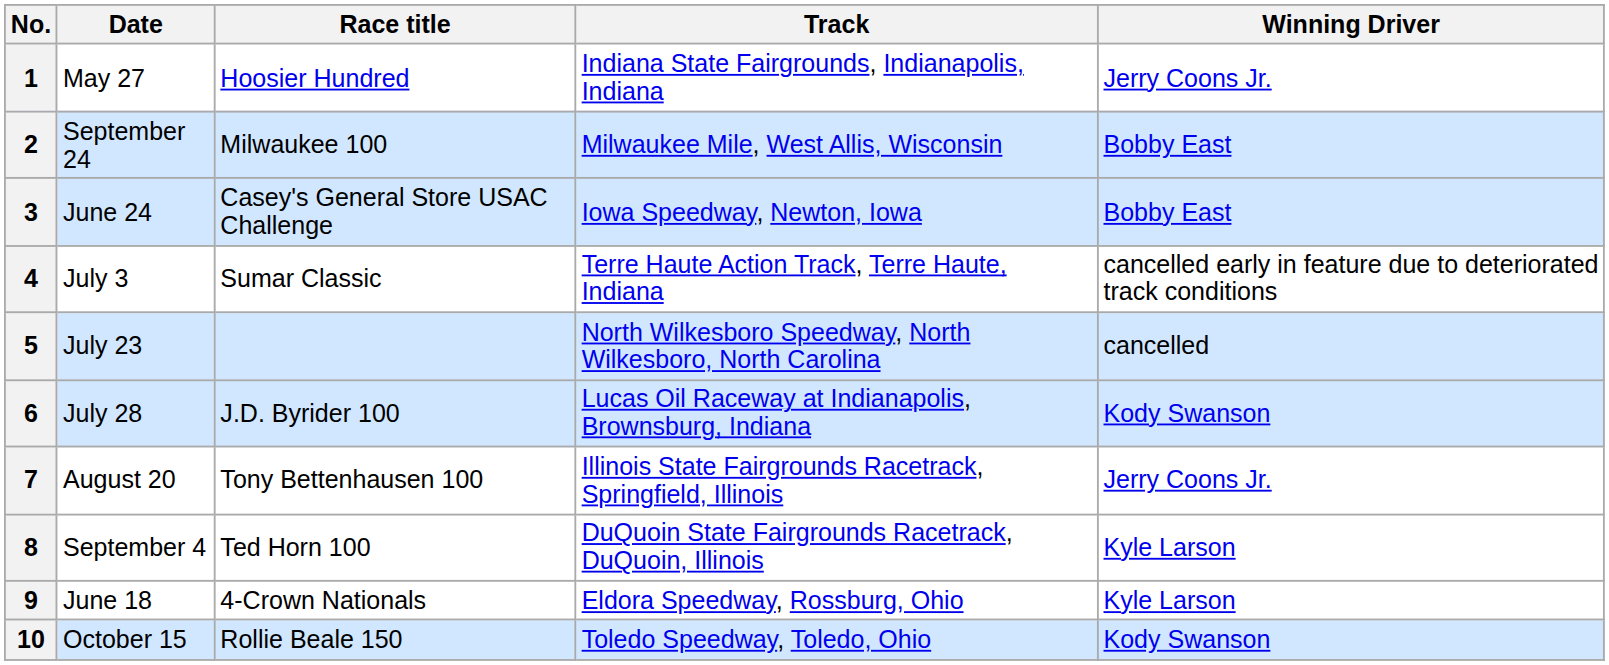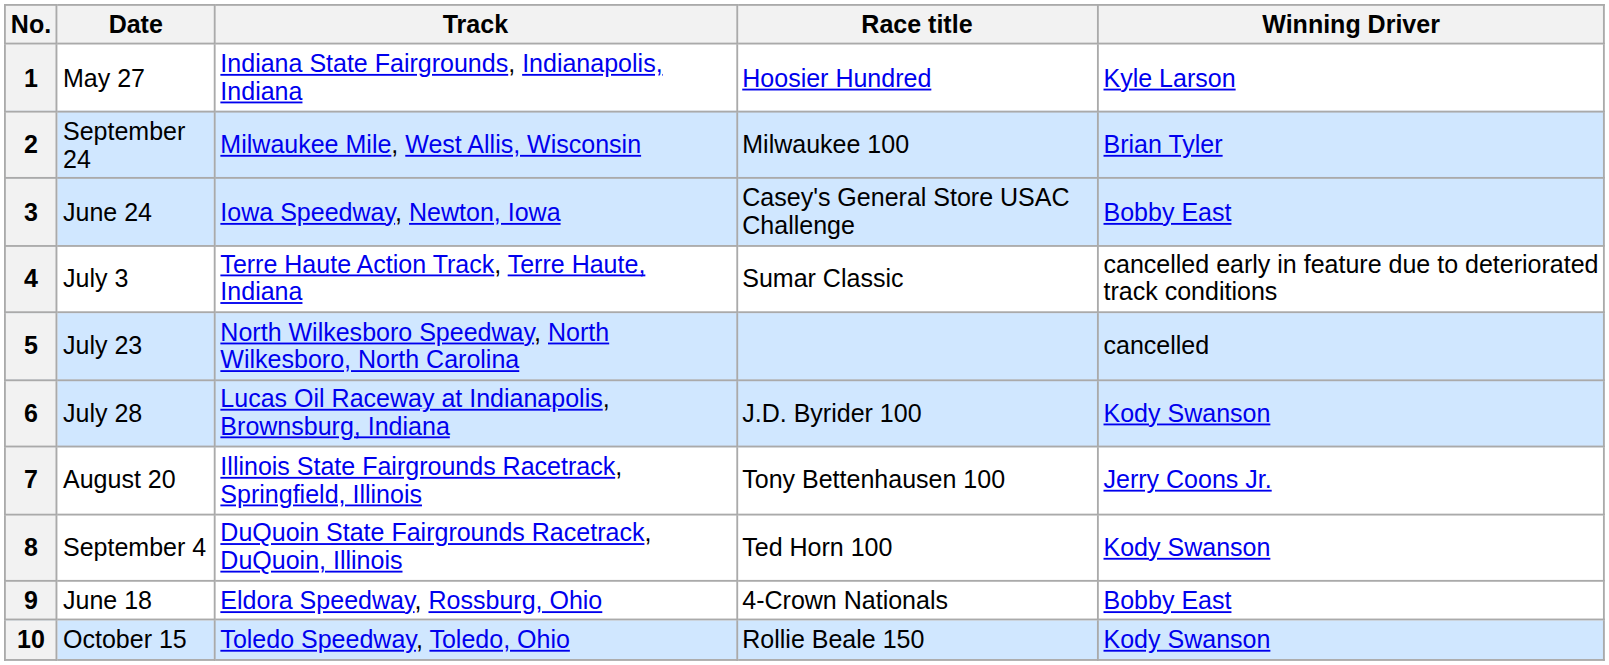columns swapped: (395, 24) <-> (837, 24)
(1188, 77) Jerry Coons Jr. -> (1170, 77) Kyle Larson
(1167, 145) Bobby East -> (1163, 145) Brian Tyler
(1170, 547) Kyle Larson -> (1187, 547) Kody Swanson
(1170, 600) Kyle Larson -> (1167, 600) Bobby East
